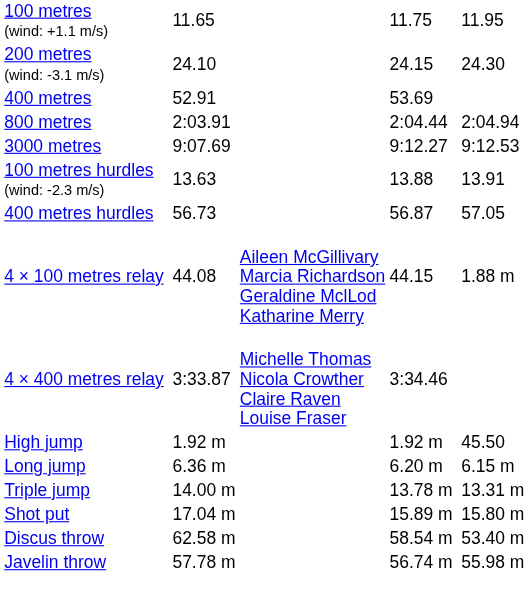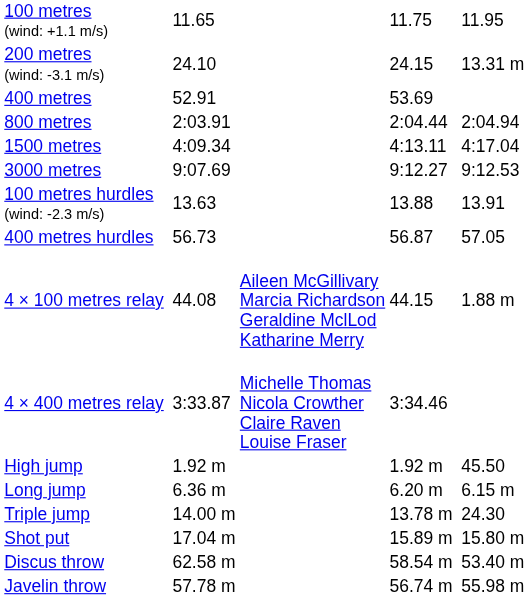(483, 64) 24.30 -> (493, 64) 13.31 m
+ row: (53, 146)
(493, 490) 13.31 m -> (483, 514) 24.30
